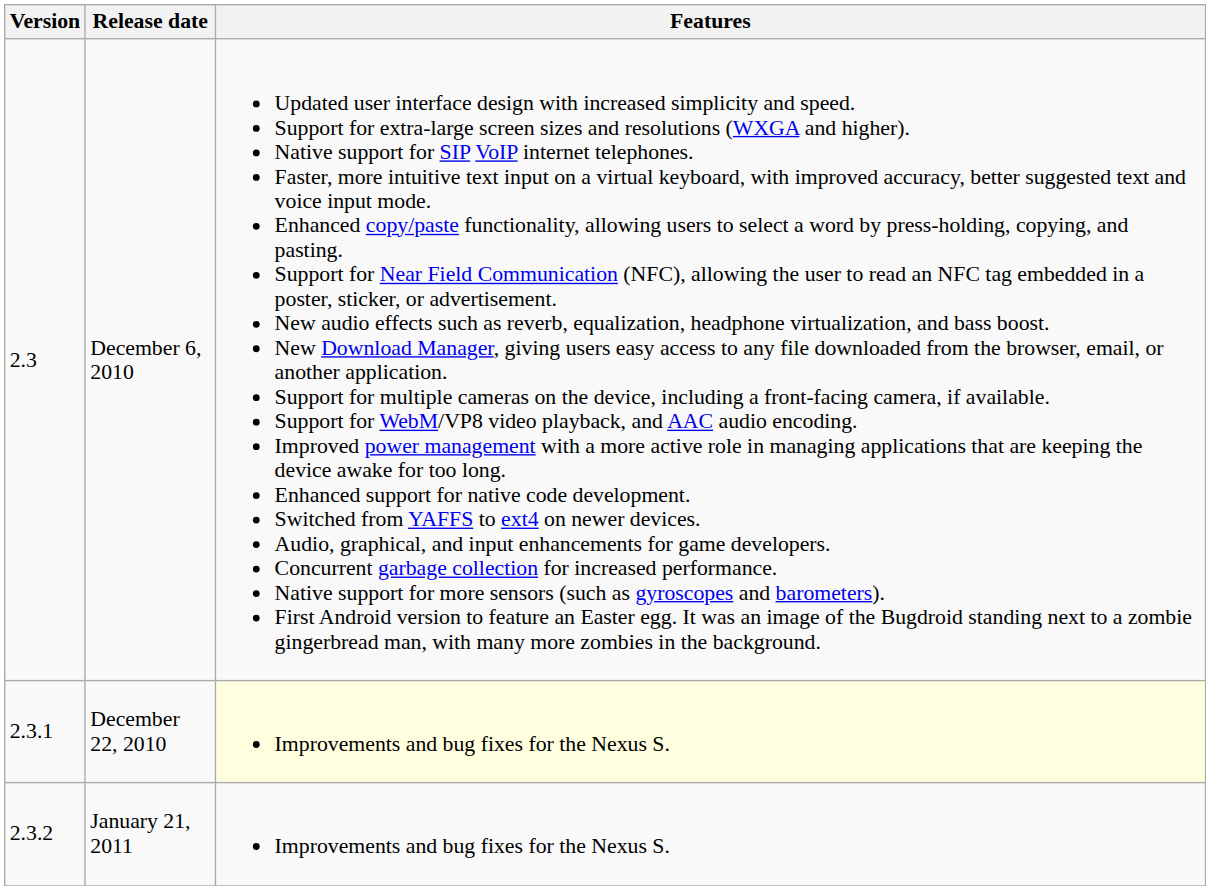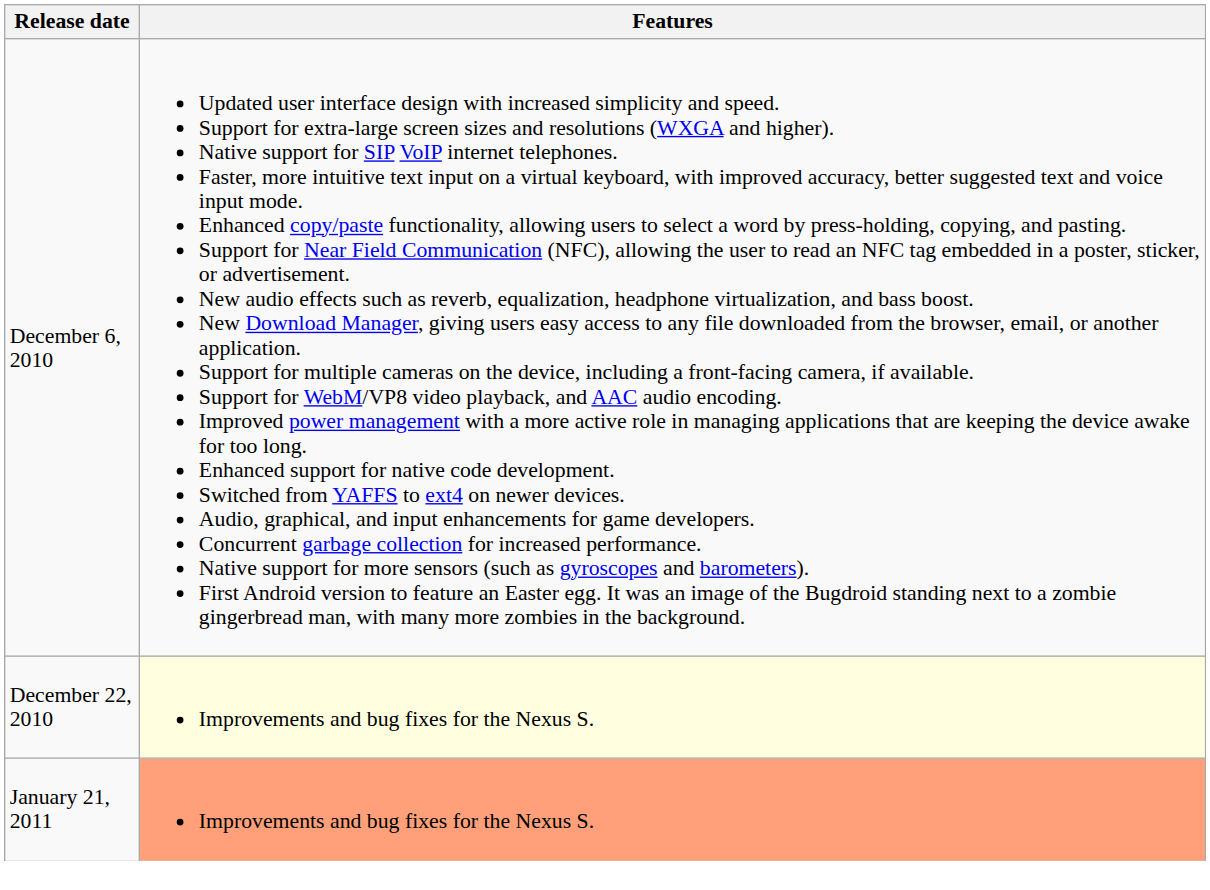- column: (45, 21)
(710, 846) no background -> (673, 822) lightsalmon background
